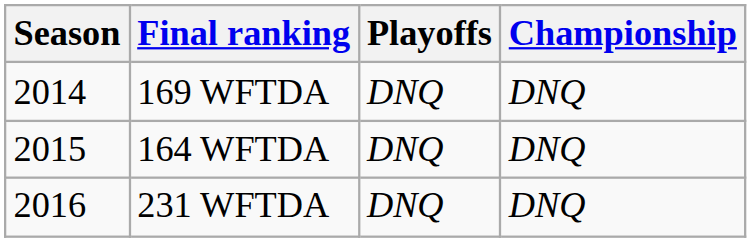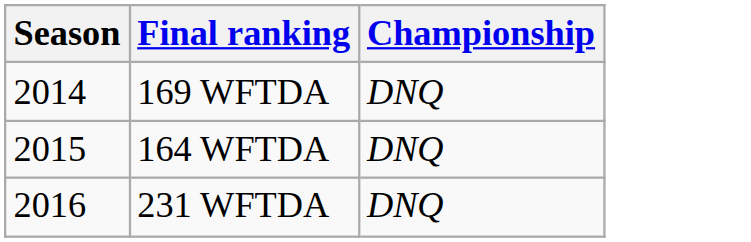- column: (429, 33)
